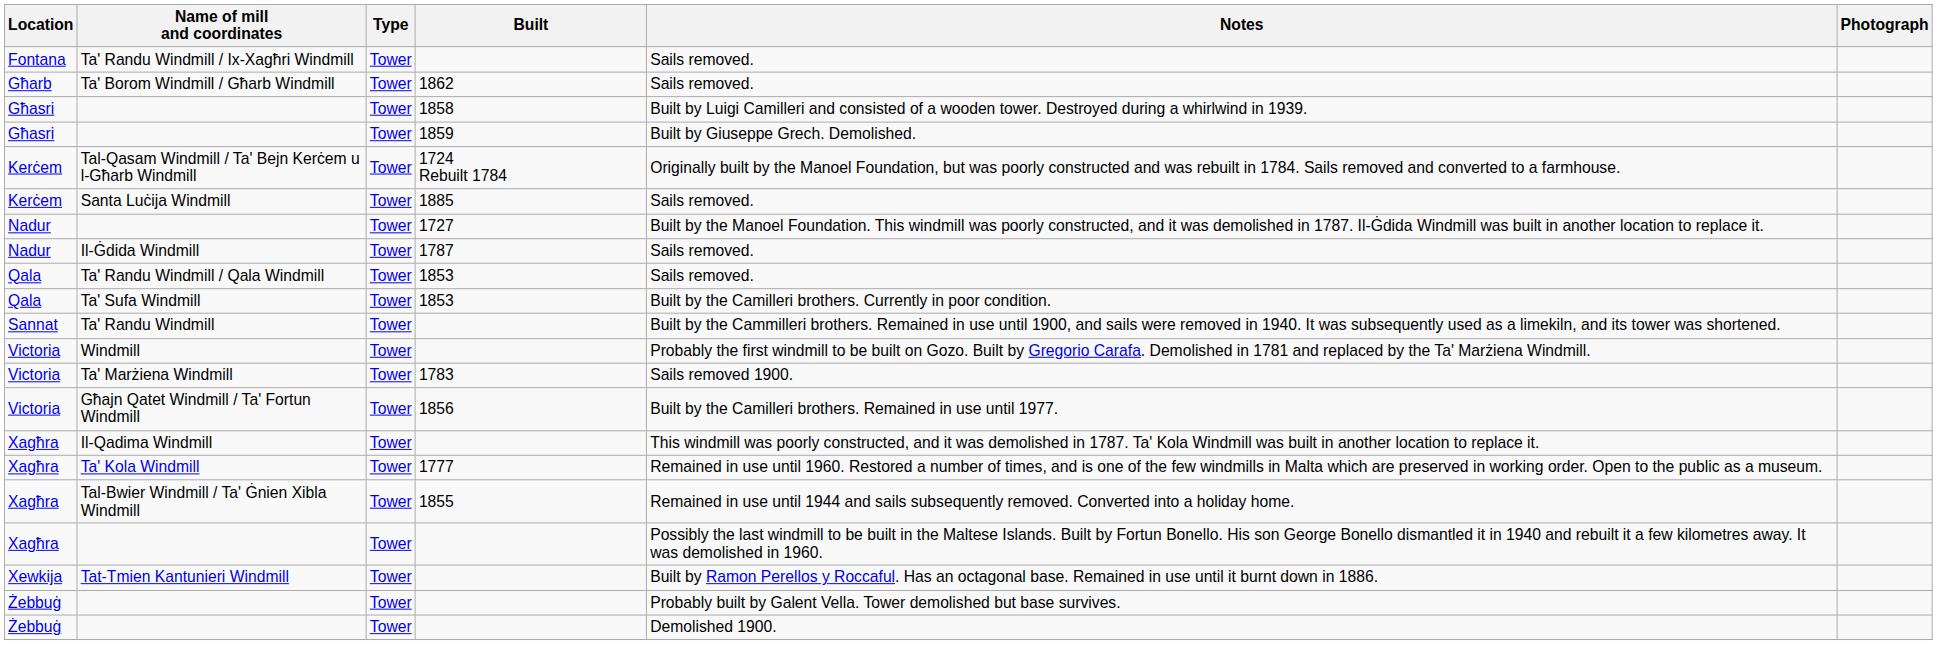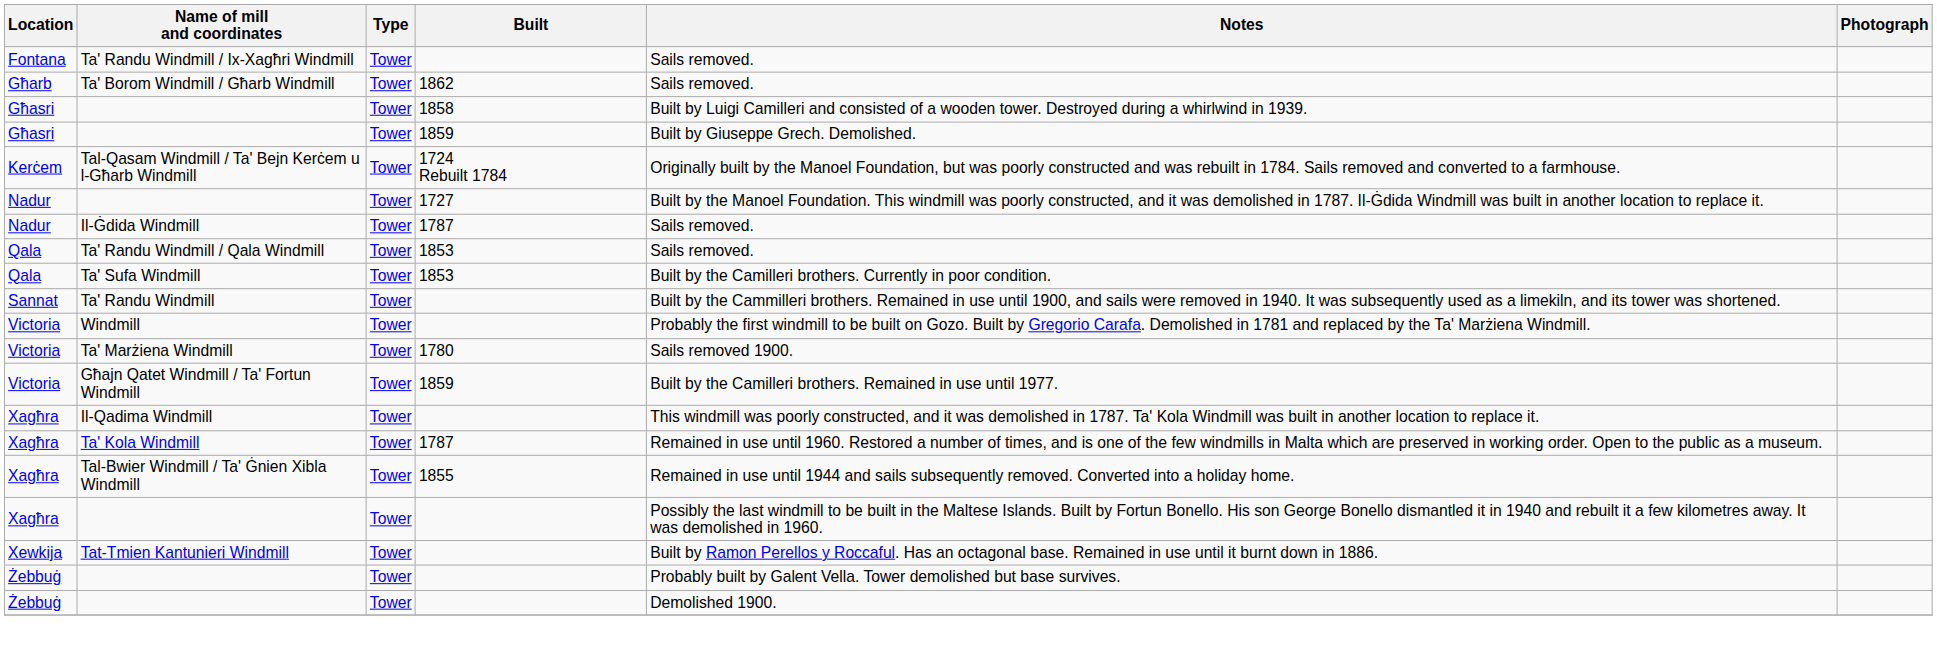- row: (35, 201)
(436, 375) 1783 -> (436, 350) 1780
(436, 409) 1856 -> (436, 384) 1859
(436, 467) 1777 -> (436, 442) 1787
